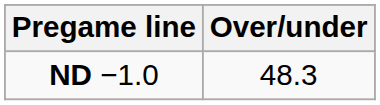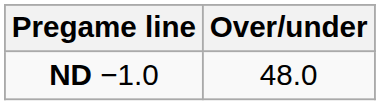(289, 74) 48.3 -> (289, 74) 48.0
